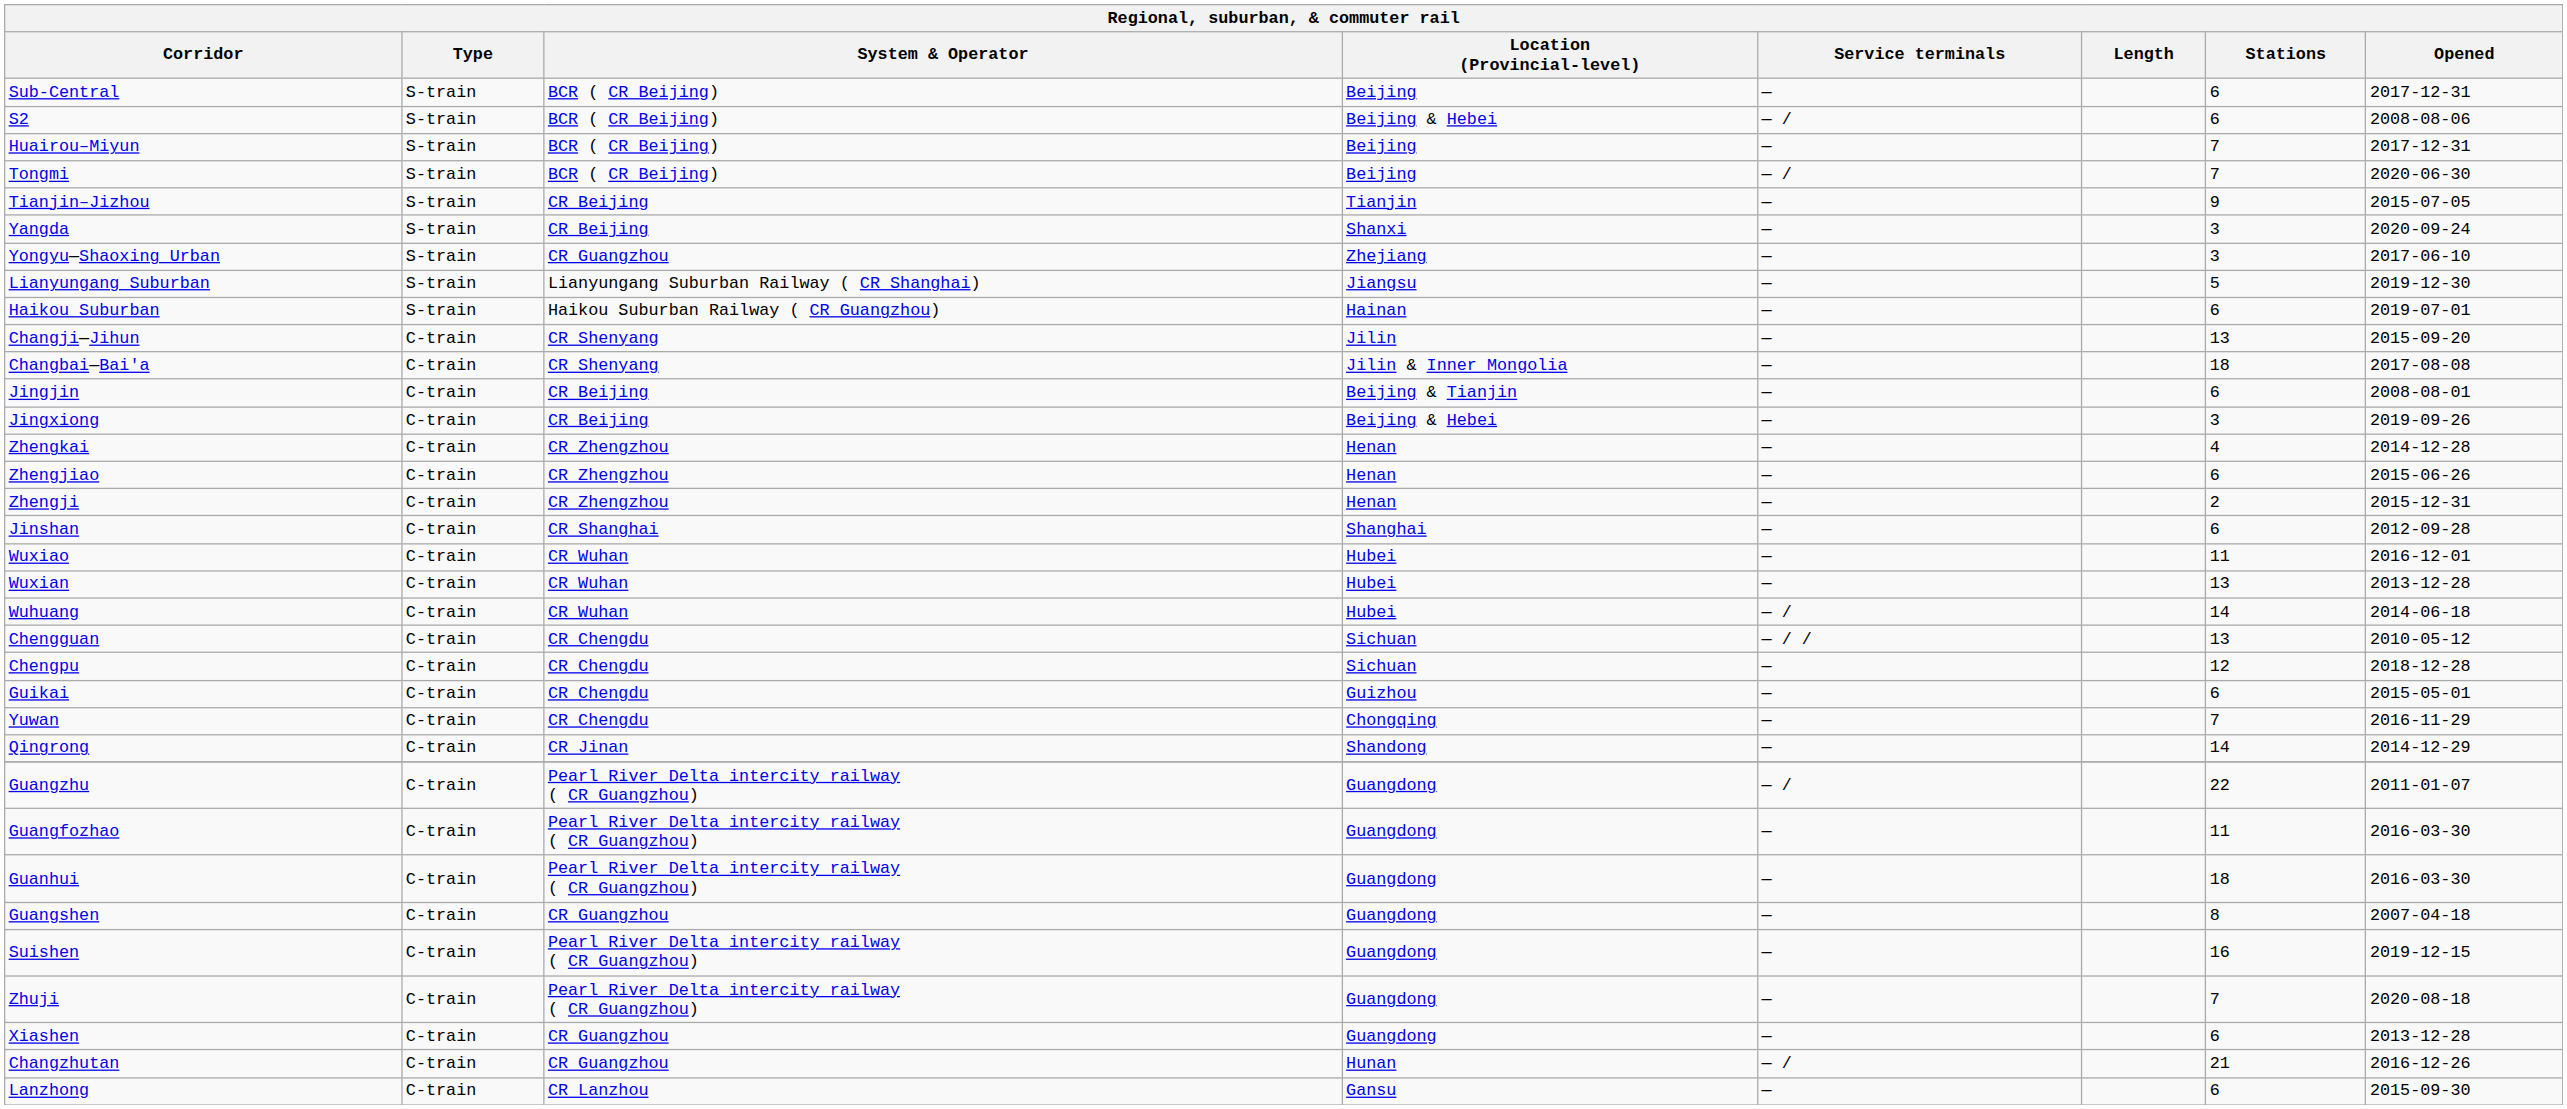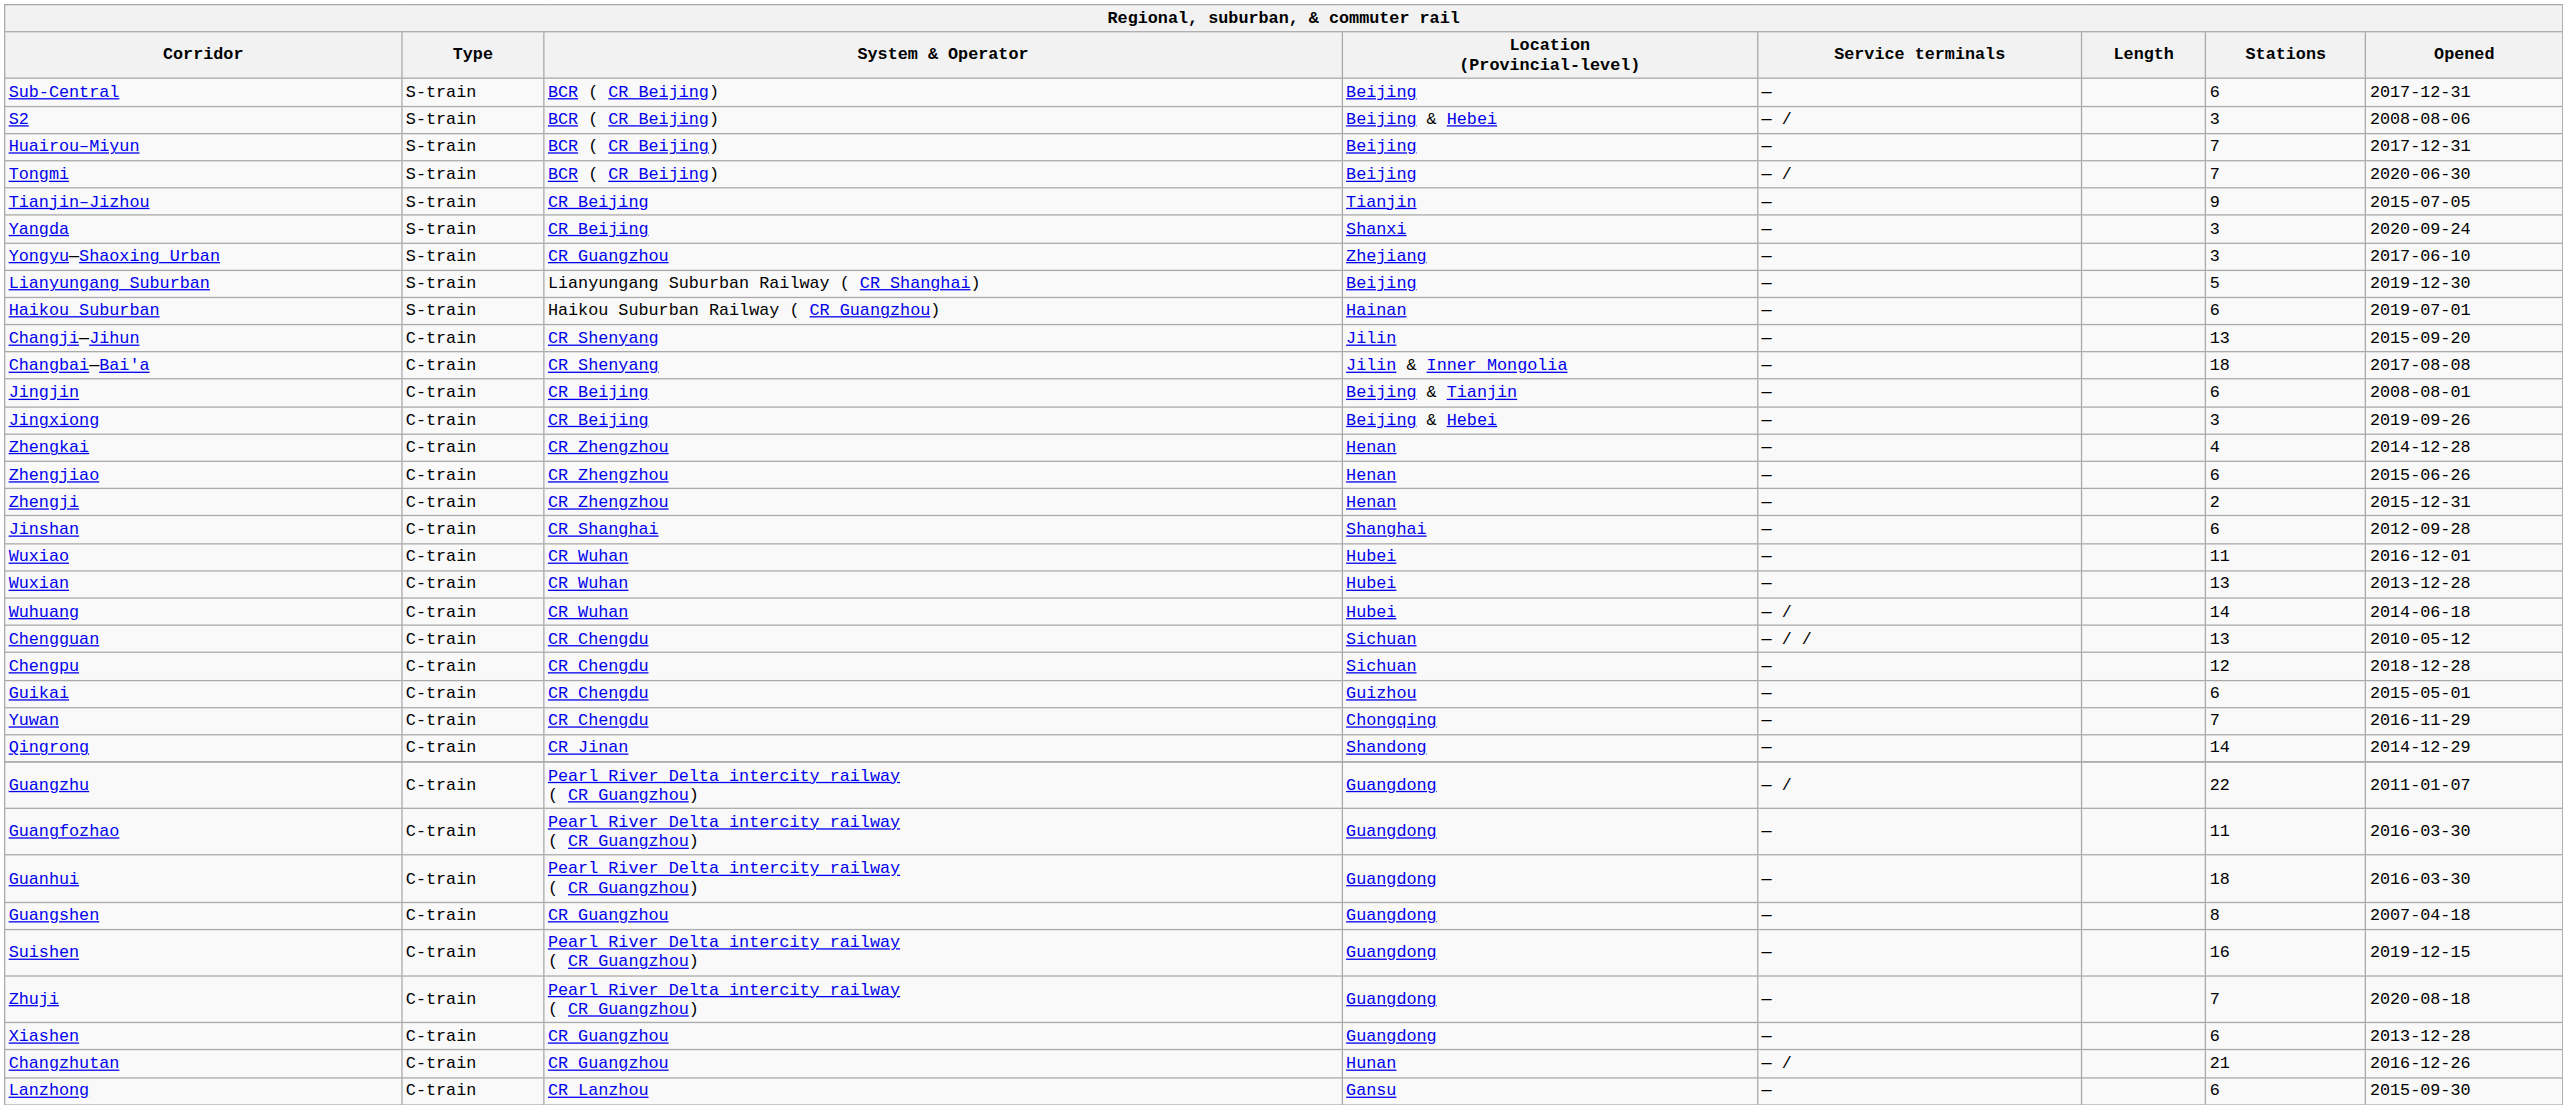(2215, 120) 6 -> (2215, 120) 3
(1381, 284) Jiangsu -> (1381, 284) Beijing
